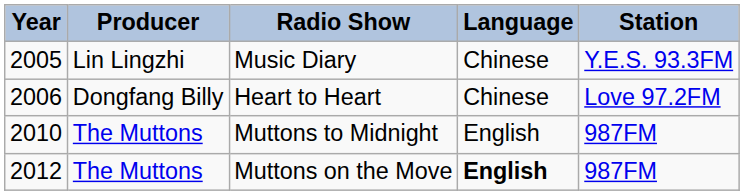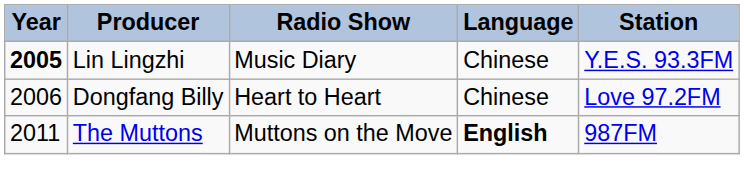(36, 60) normal -> (36, 60) bold
- row: (336, 134)
(36, 171) 2012 -> (35, 134) 2011
